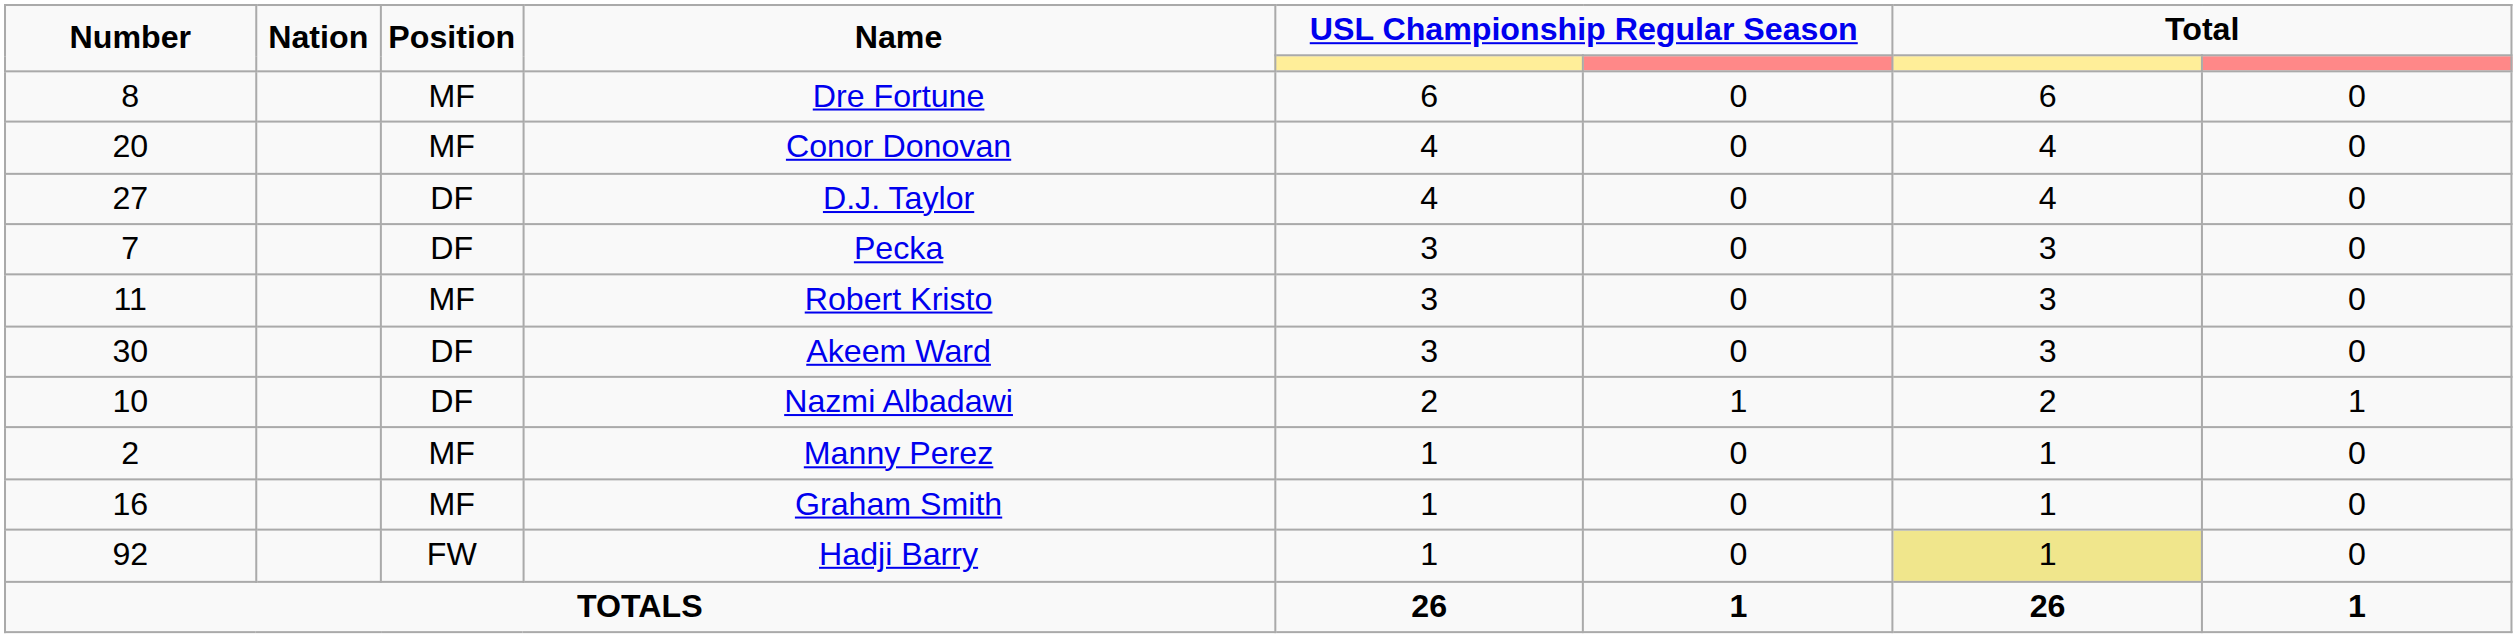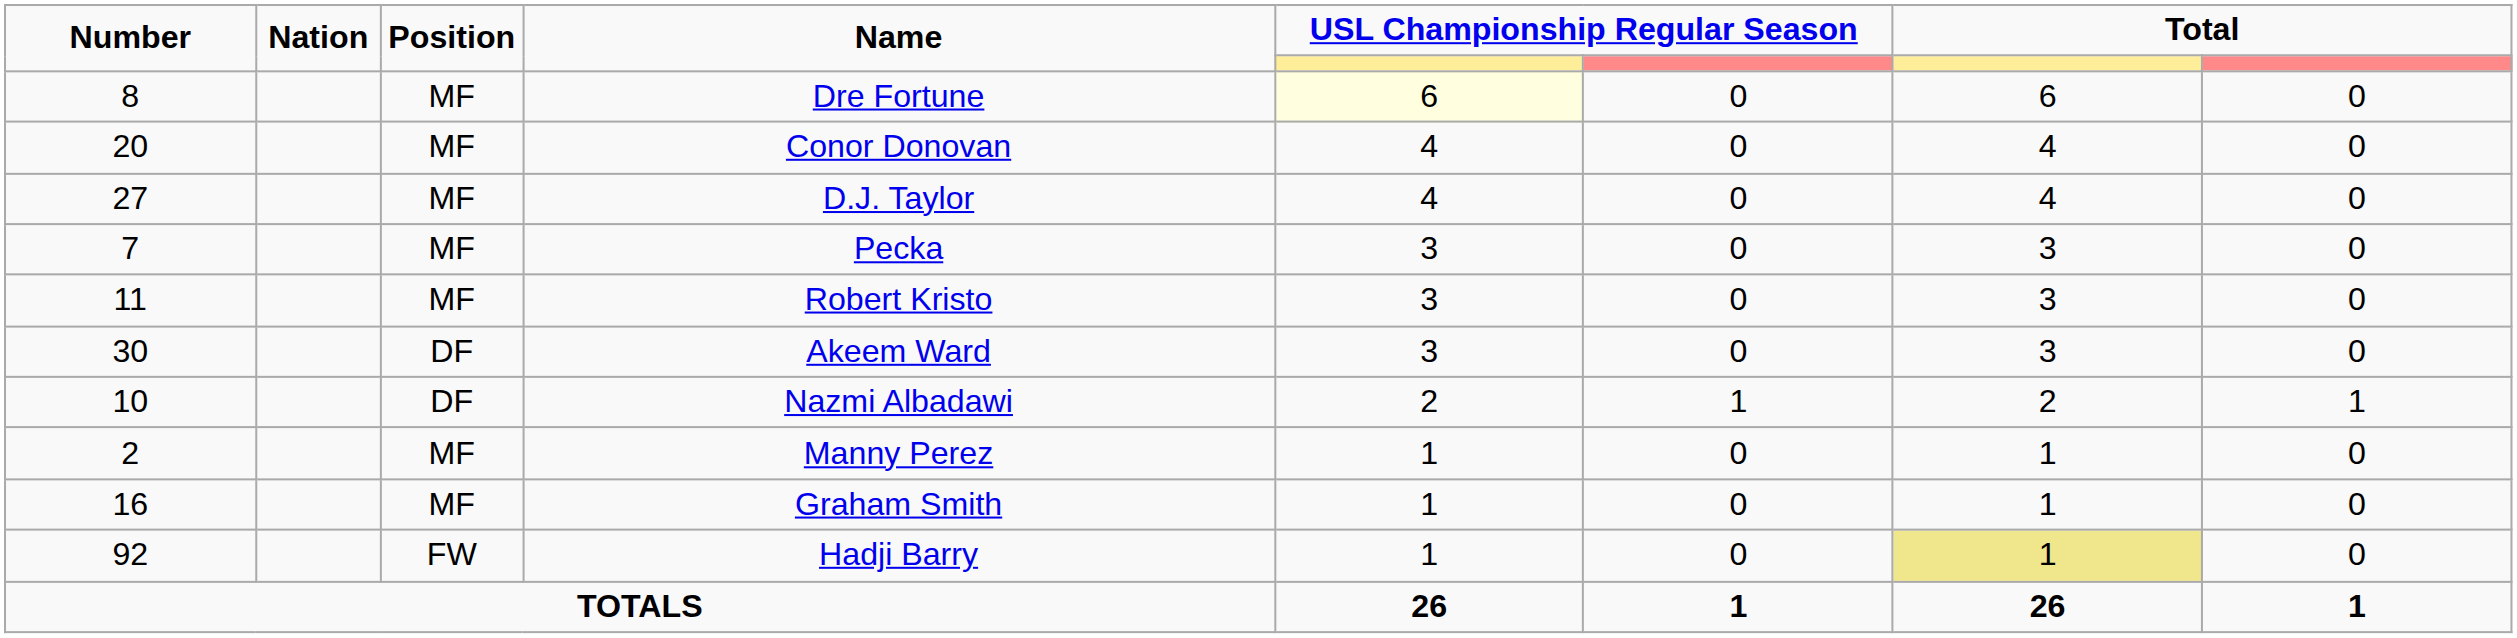(1429, 95) no background -> (1429, 95) lightyellow background
(452, 197) DF -> (452, 197) MF
(452, 248) DF -> (452, 248) MF
